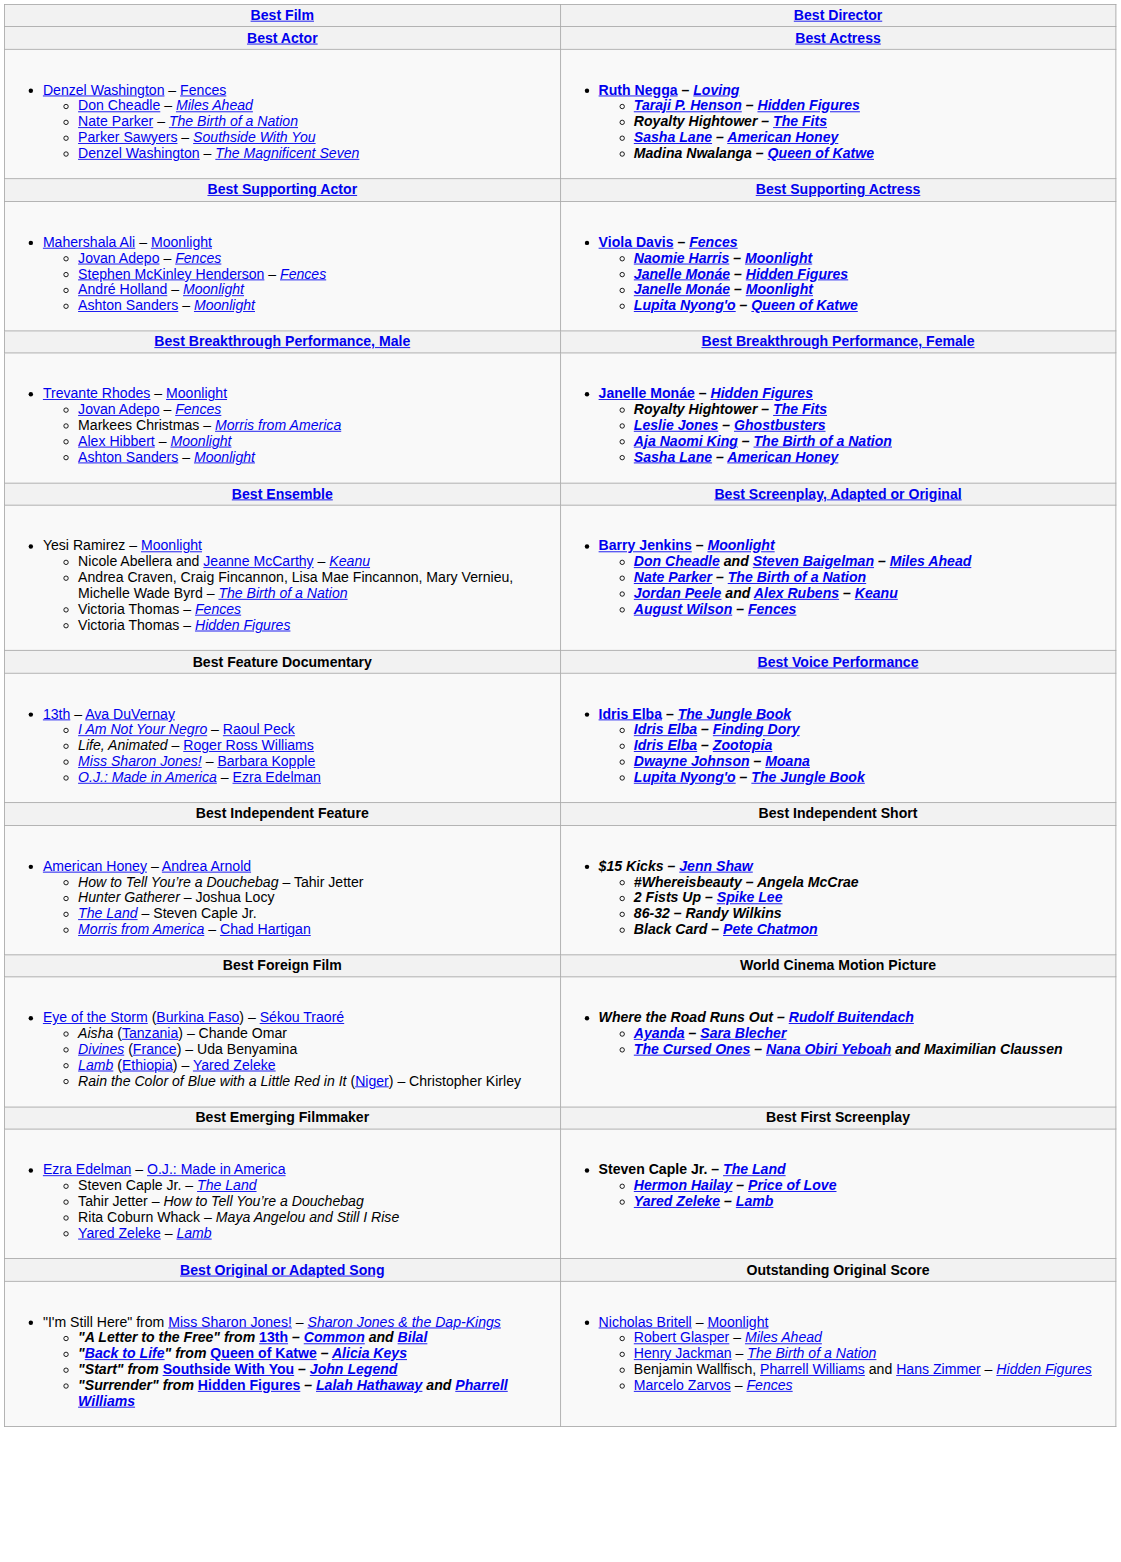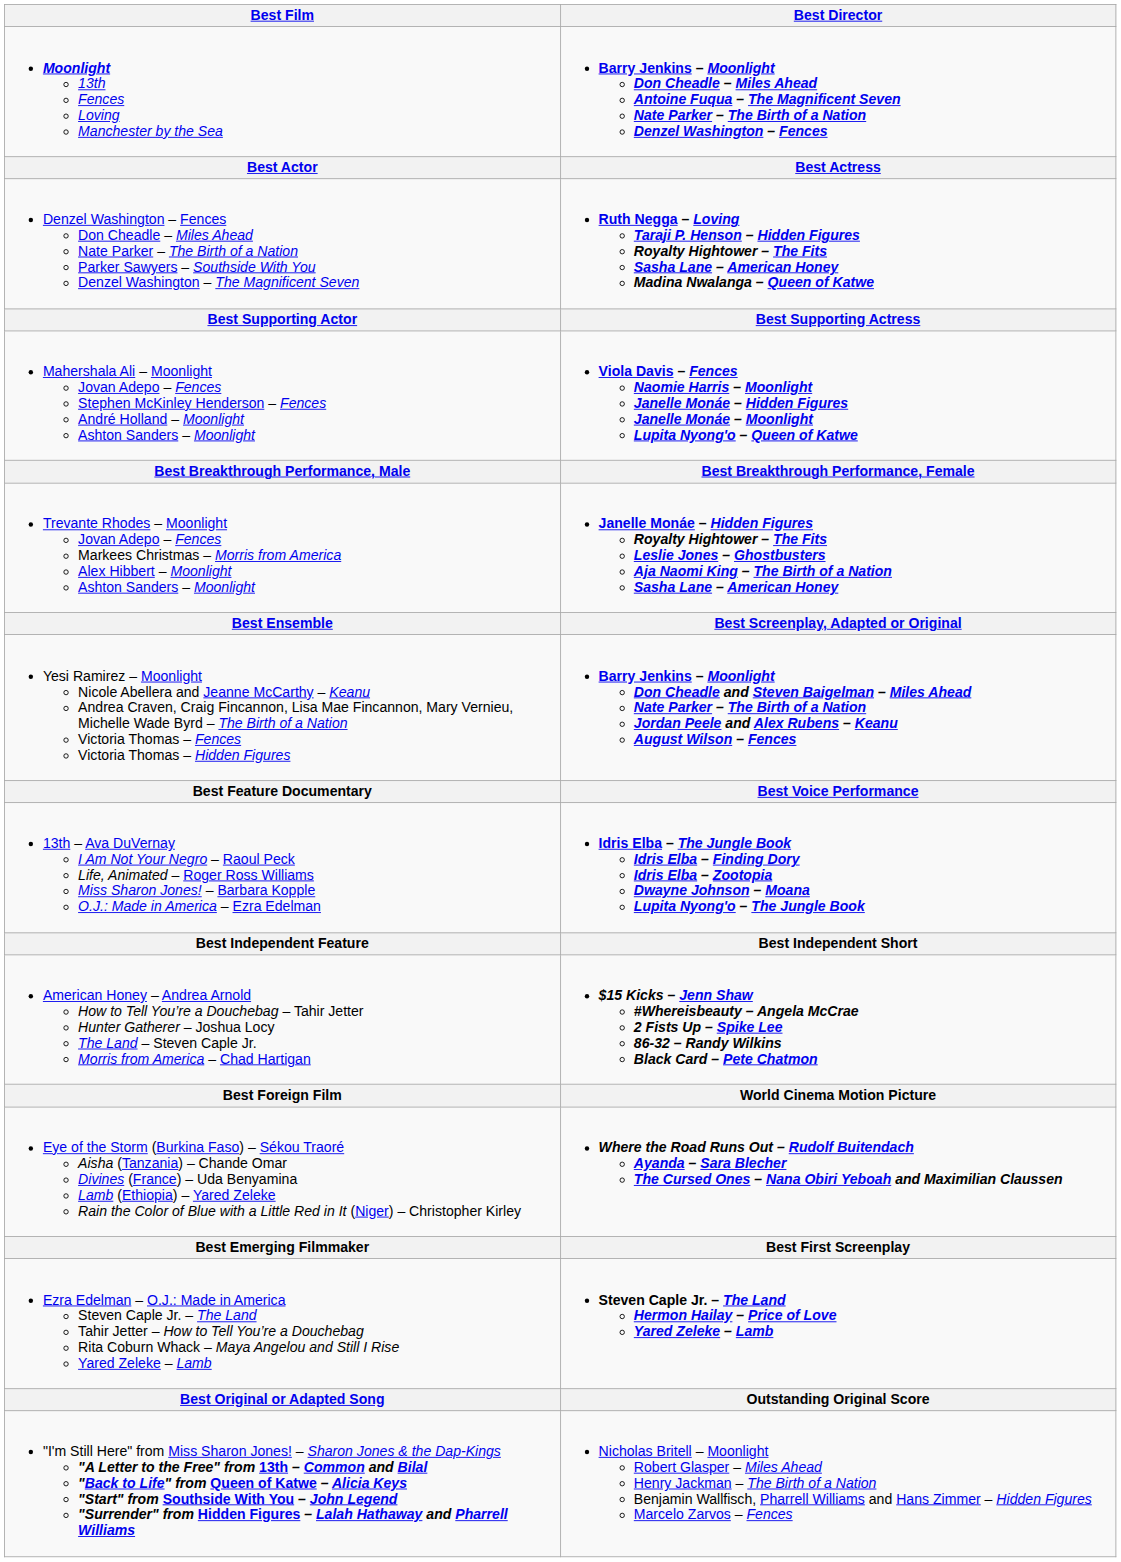+ row: (282, 100)
